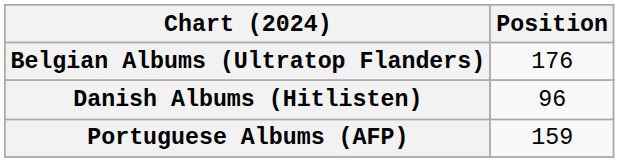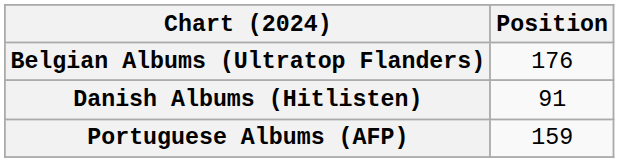(552, 100) 96 -> (552, 100) 91
